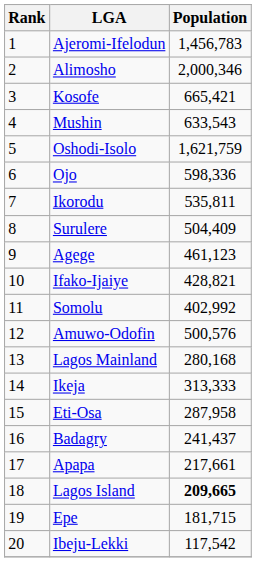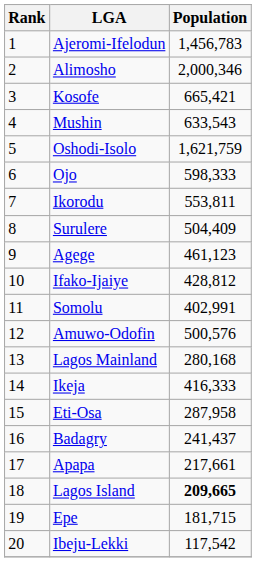(210, 175) 598,336 -> (210, 175) 598,333
(210, 202) 535,811 -> (210, 202) 553,811
(210, 281) 428,821 -> (210, 281) 428,812
(210, 307) 402,992 -> (210, 307) 402,991
(210, 386) 313,333 -> (210, 386) 416,333
